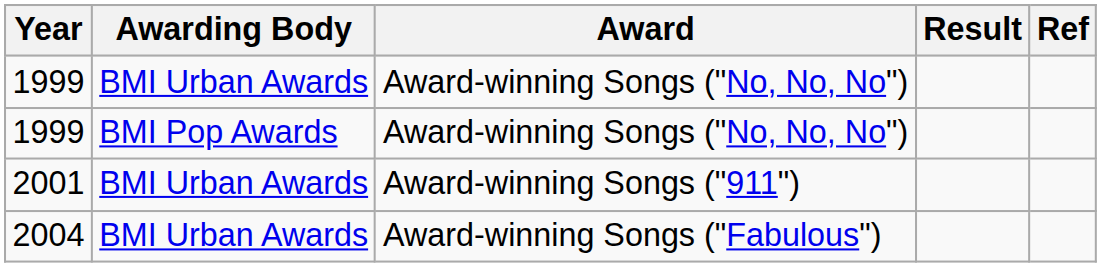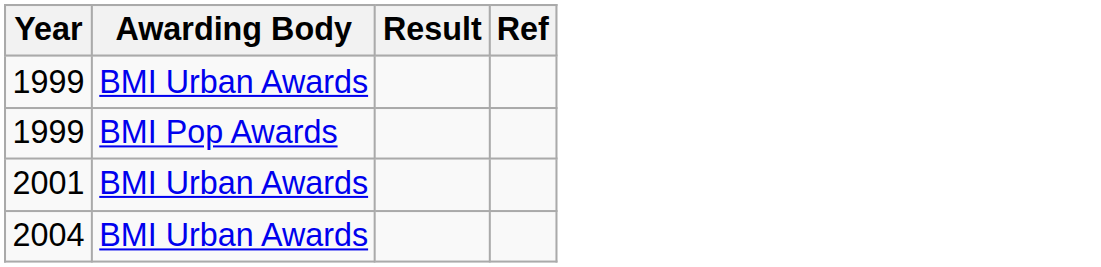- column: (646, 30)
